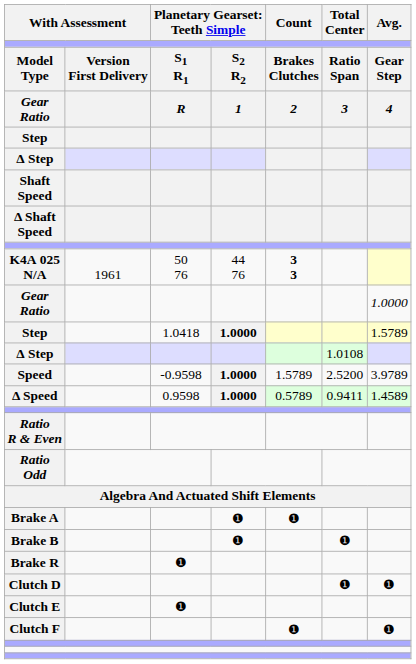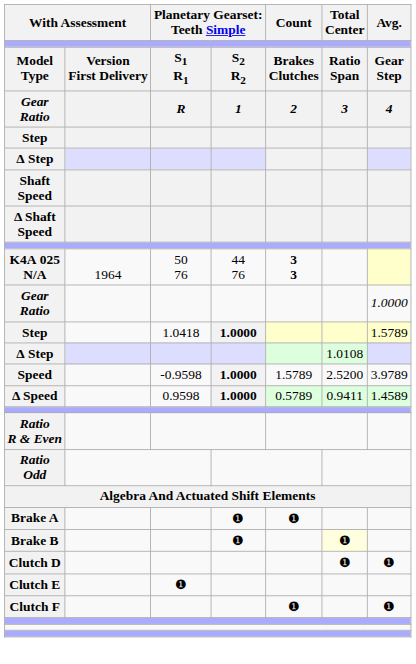(108, 274) 1961 -> (108, 274) 1964
(345, 540) no background -> (345, 540) lightyellow background
- row: (35, 562)
